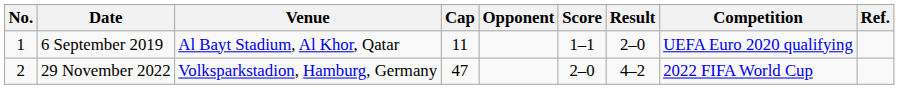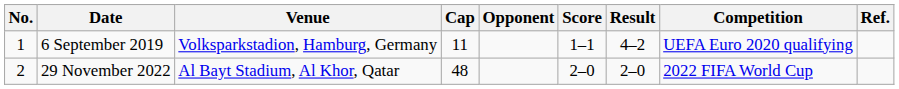(289, 44) Al Bayt Stadium, Al Khor, Qatar -> (308, 44) Volksparkstadion, Hamburg, Germany
(633, 44) 2–0 -> (633, 44) 4–2
(308, 71) Volksparkstadion, Hamburg, Germany -> (289, 71) Al Bayt Stadium, Al Khor, Qatar
(460, 71) 47 -> (460, 71) 48
(633, 71) 4–2 -> (633, 71) 2–0
